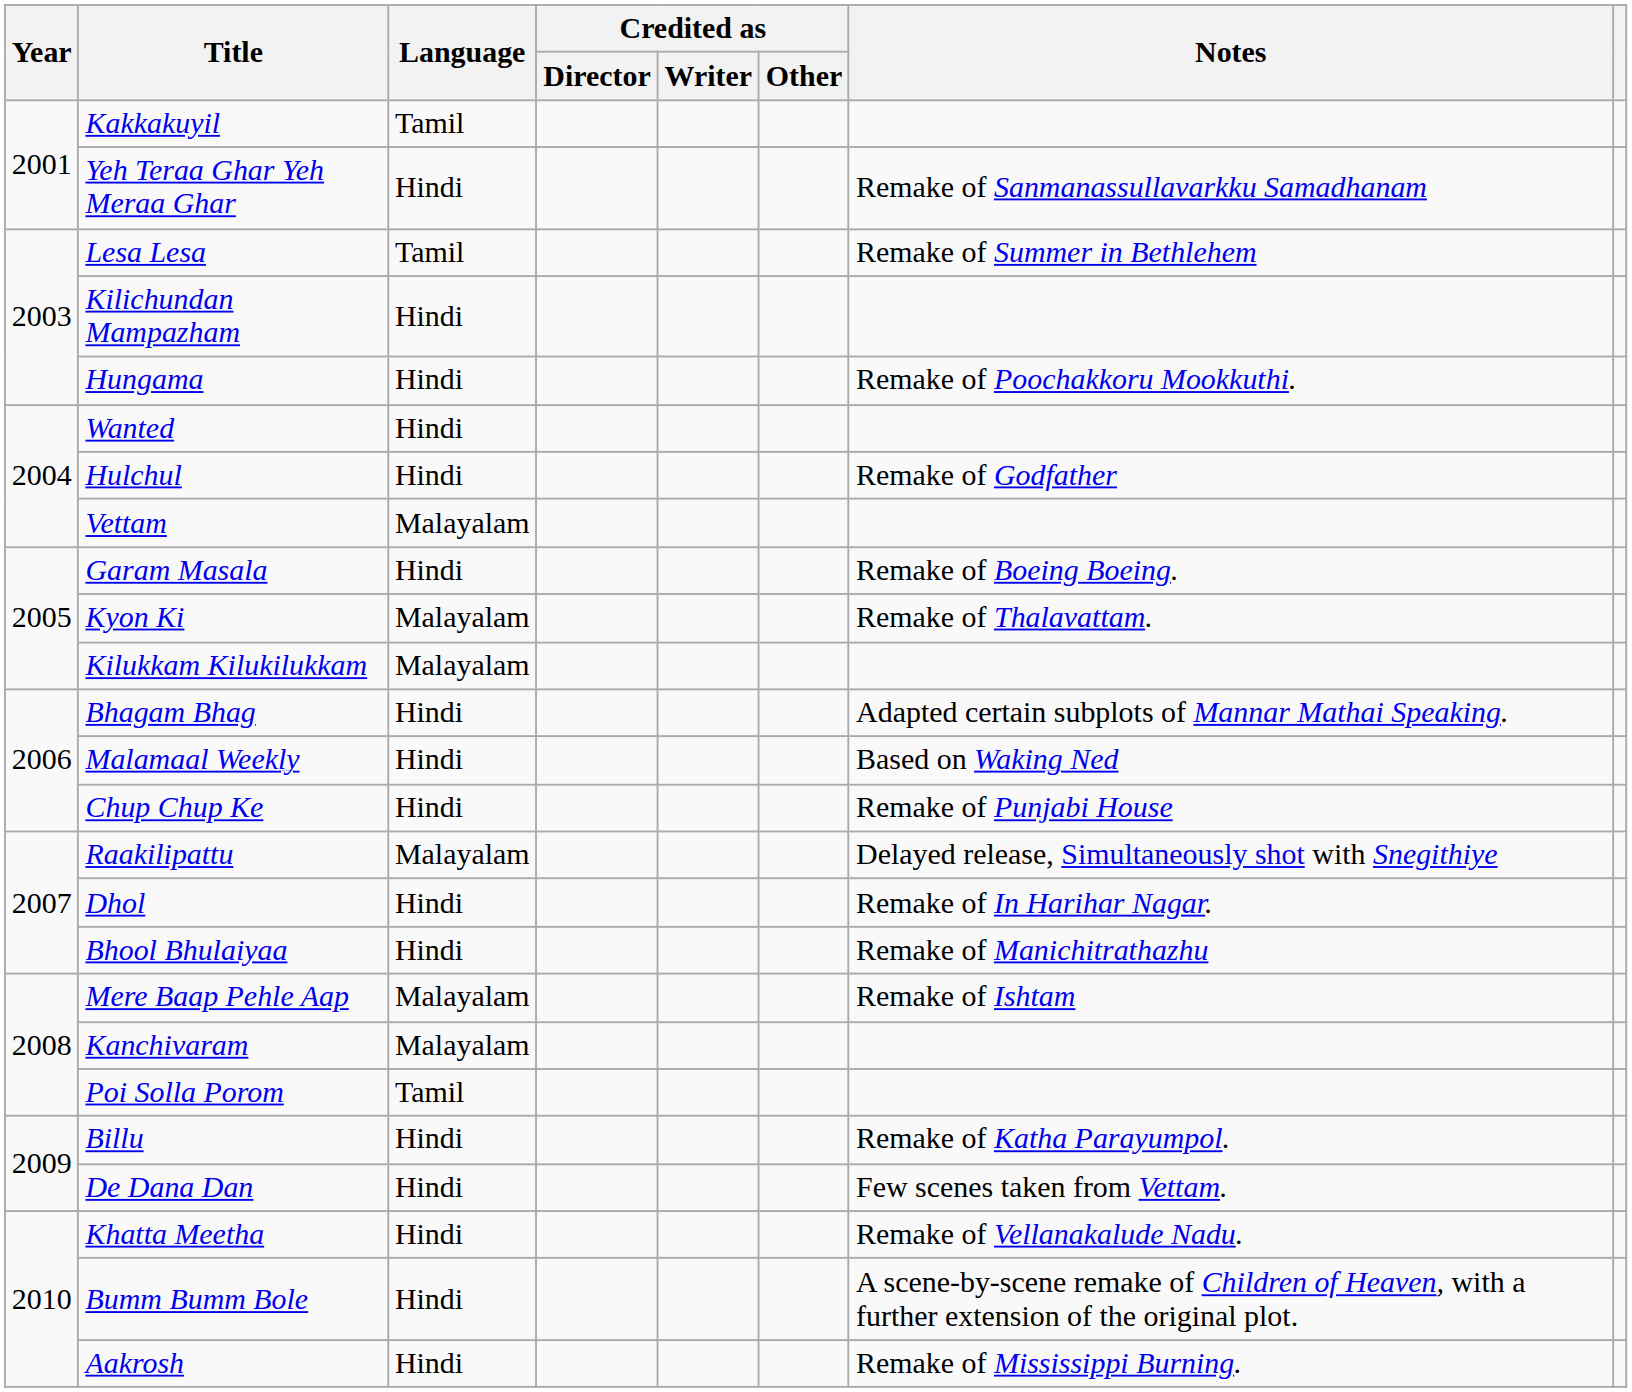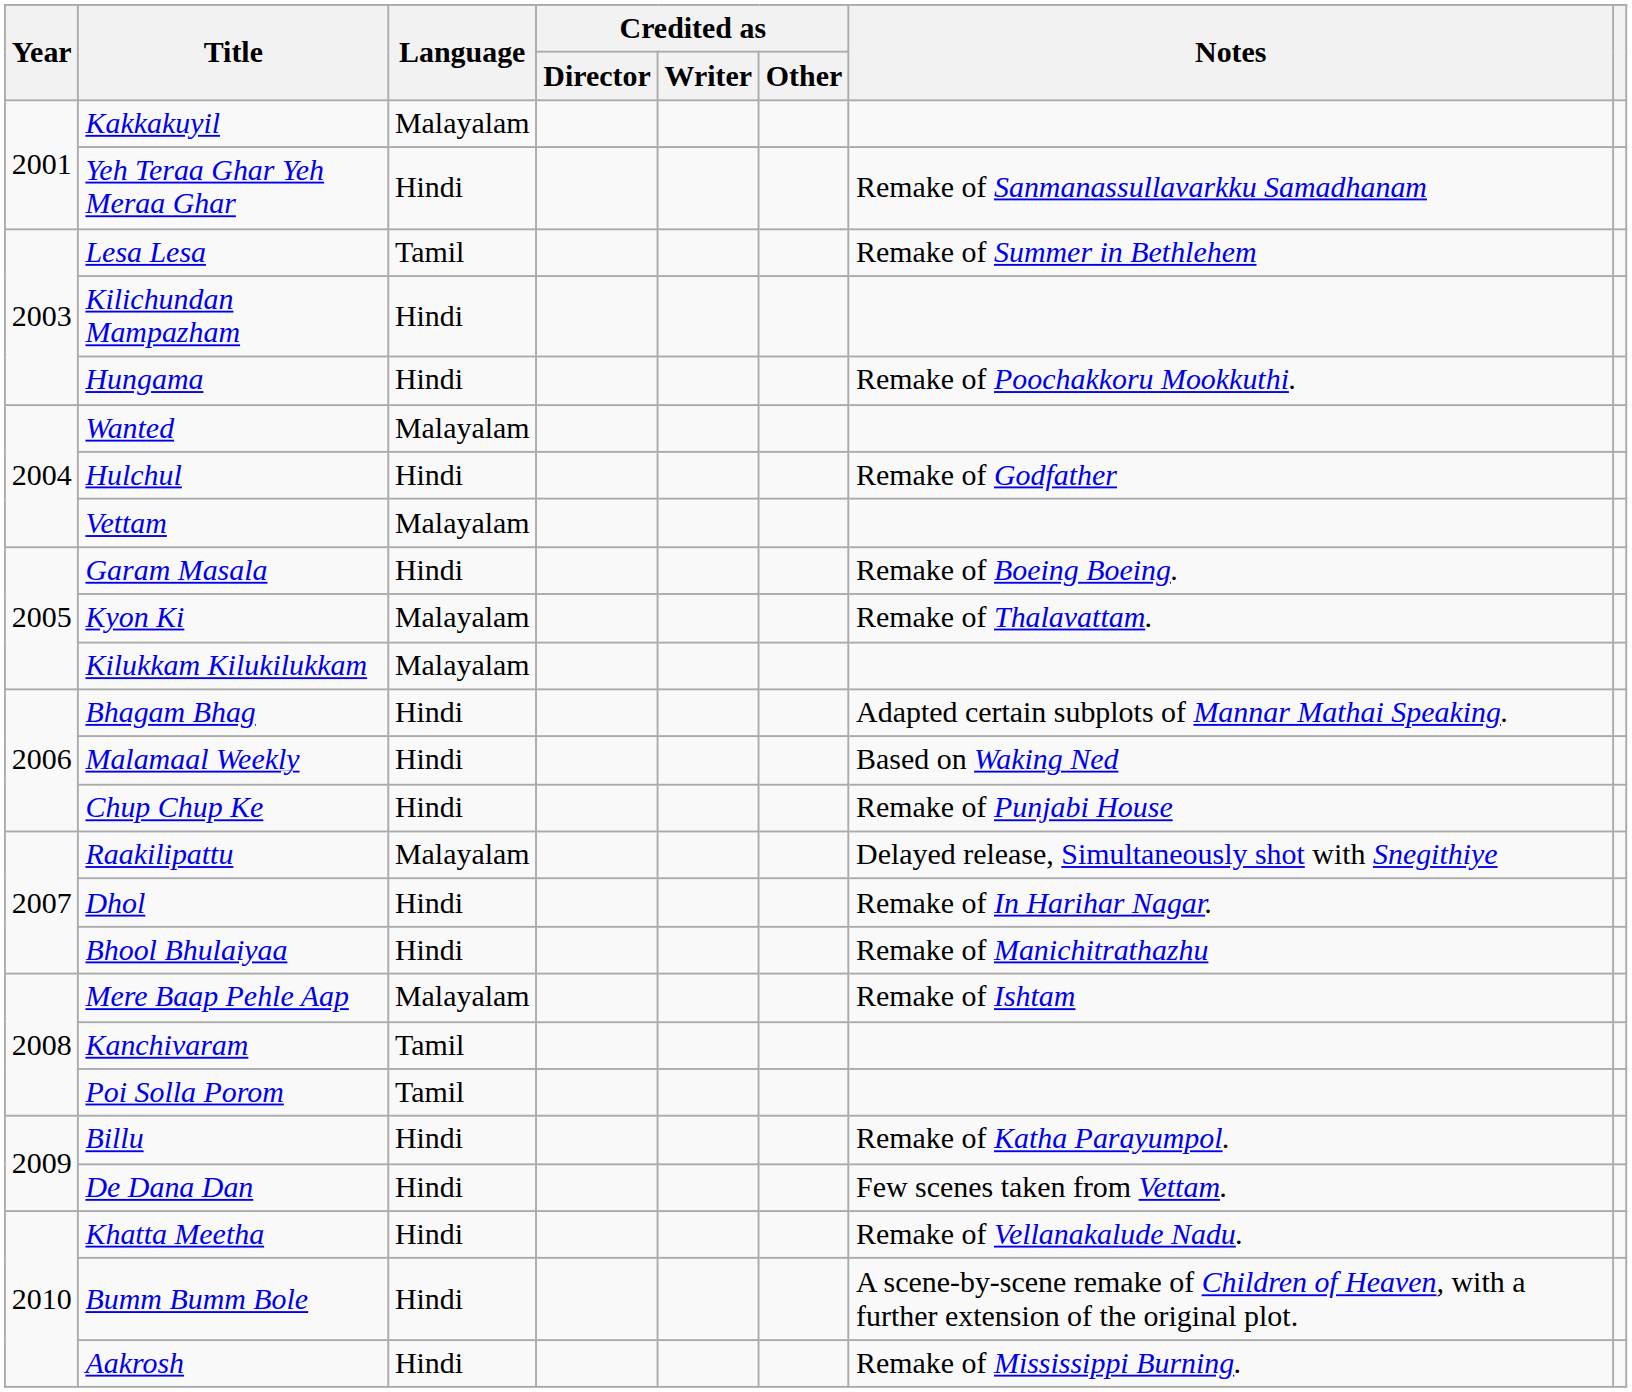(430, 123) Tamil -> (462, 123) Malayalam
(429, 427) Hindi -> (462, 427) Malayalam
(462, 1044) Malayalam -> (430, 1044) Tamil
